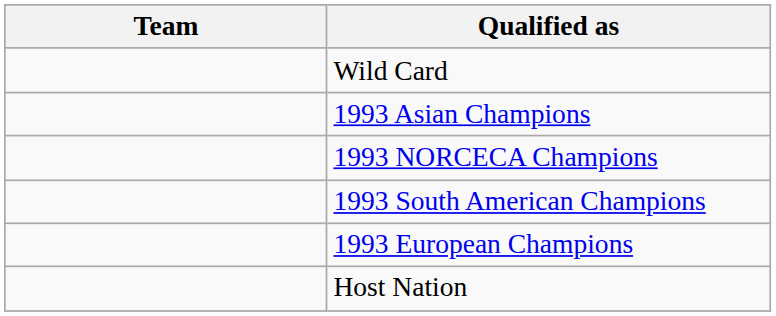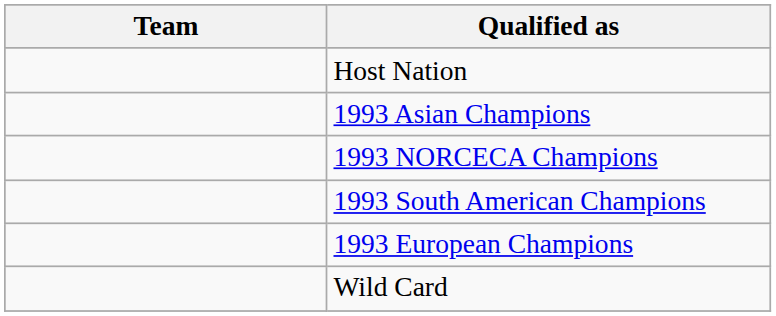rows swapped: (400, 288) <-> (391, 69)
